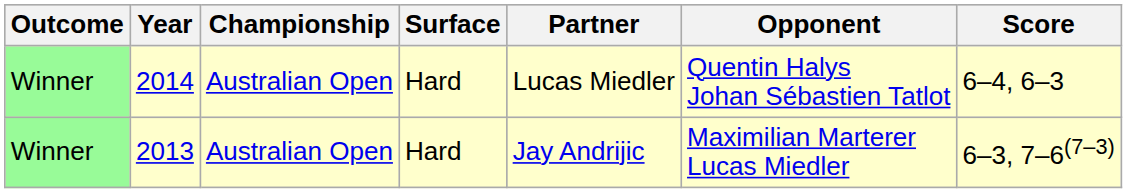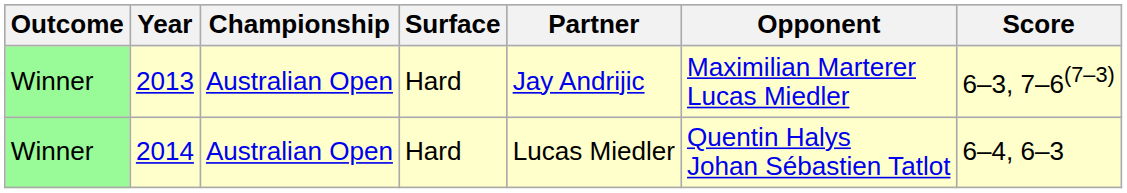rows swapped: (165, 151) <-> (165, 81)
